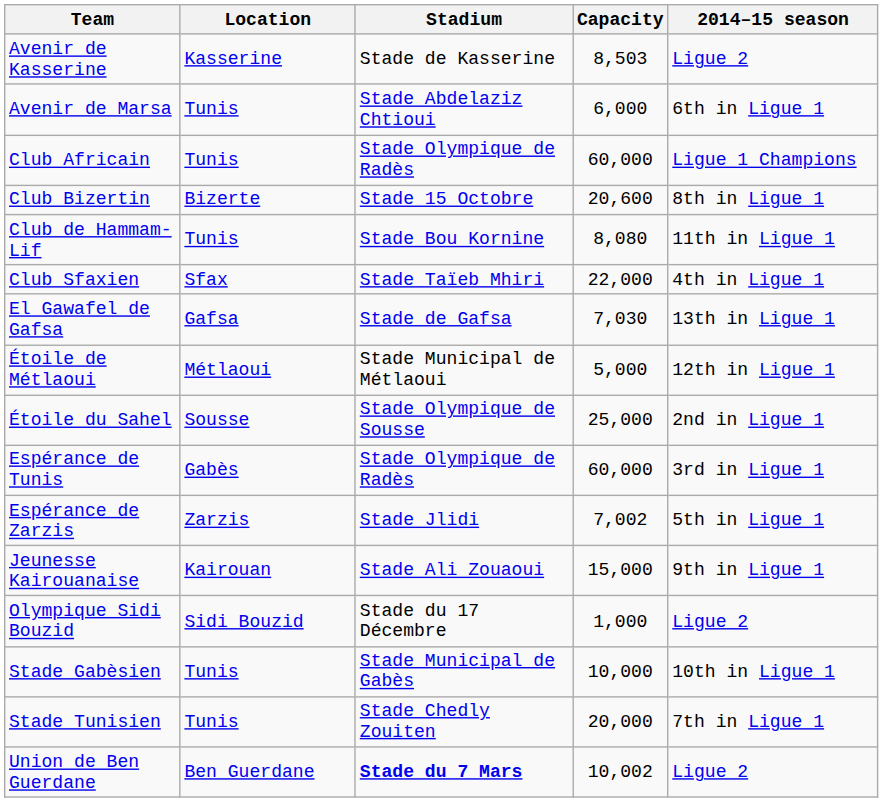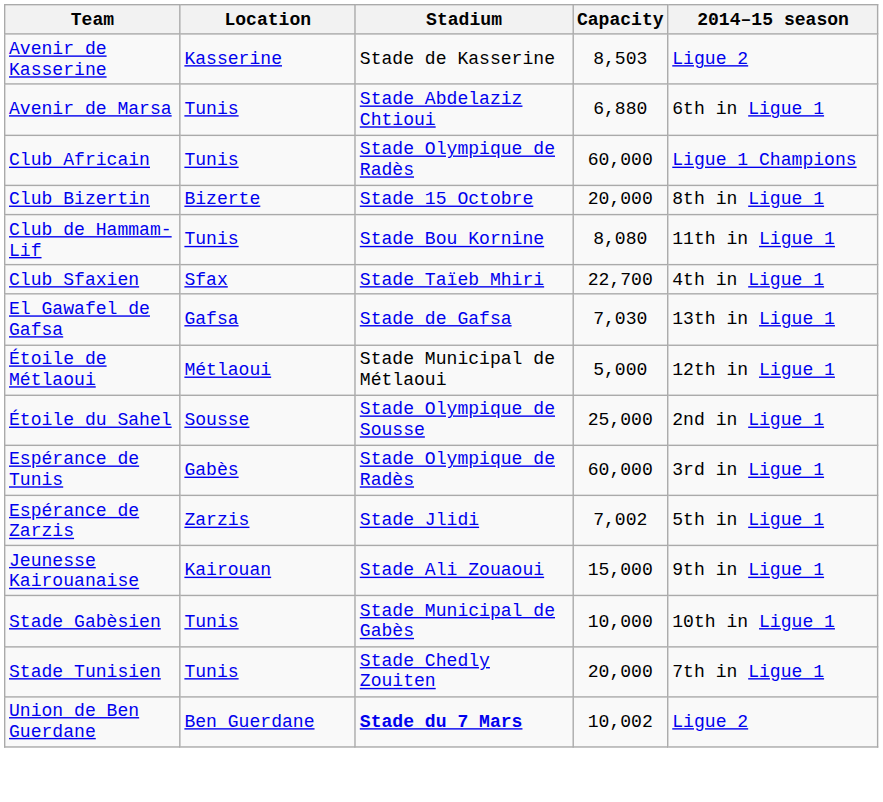(620, 110) 6,000 -> (620, 110) 6,880
(620, 200) 20,600 -> (620, 200) 20,000
(620, 280) 22,000 -> (620, 280) 22,700
- row: (85, 621)
